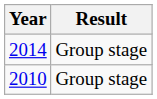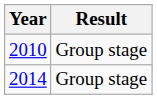rows swapped: (28, 79) <-> (28, 49)
